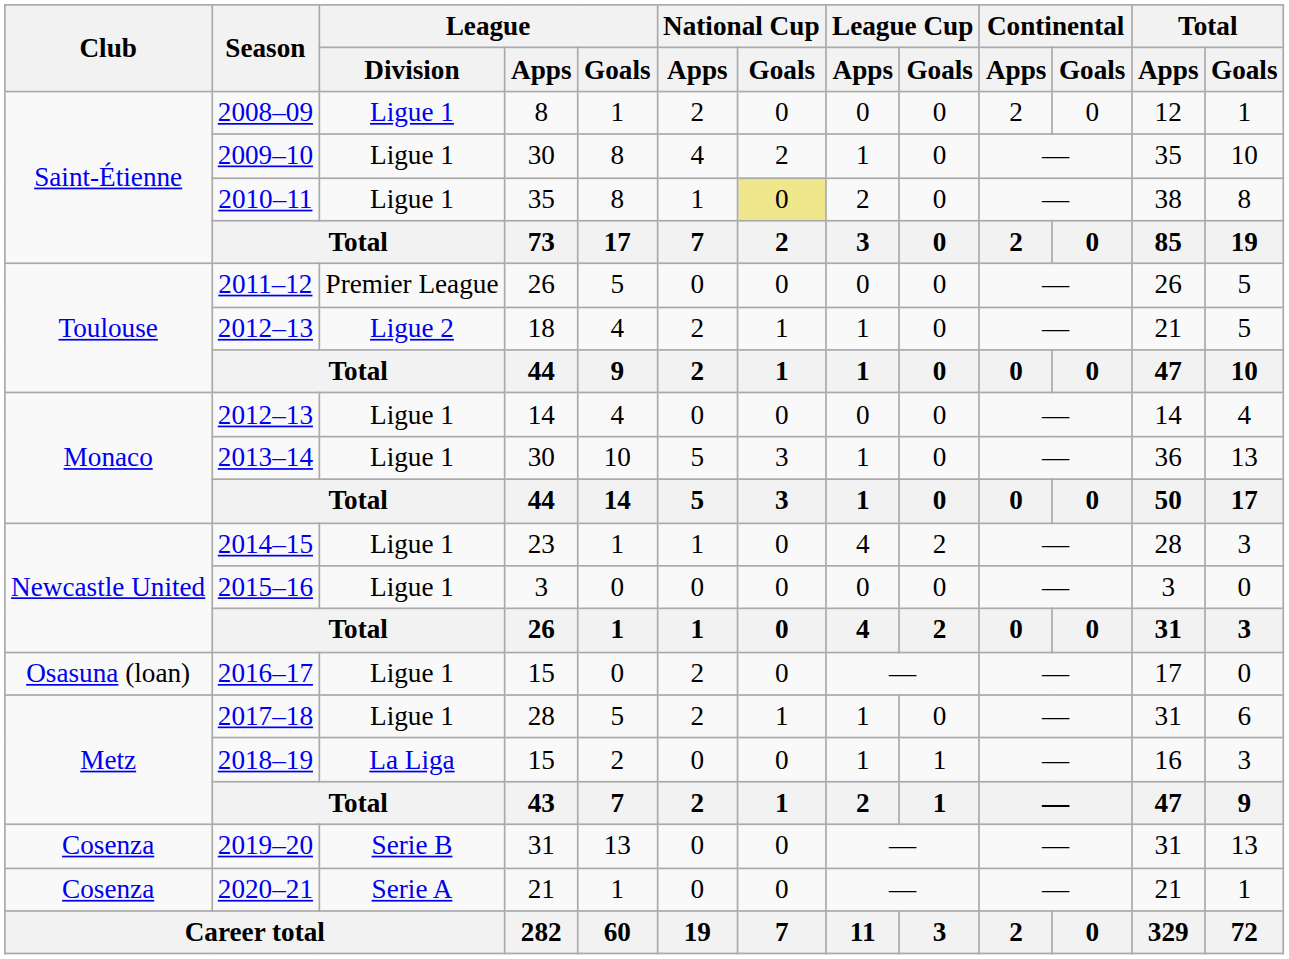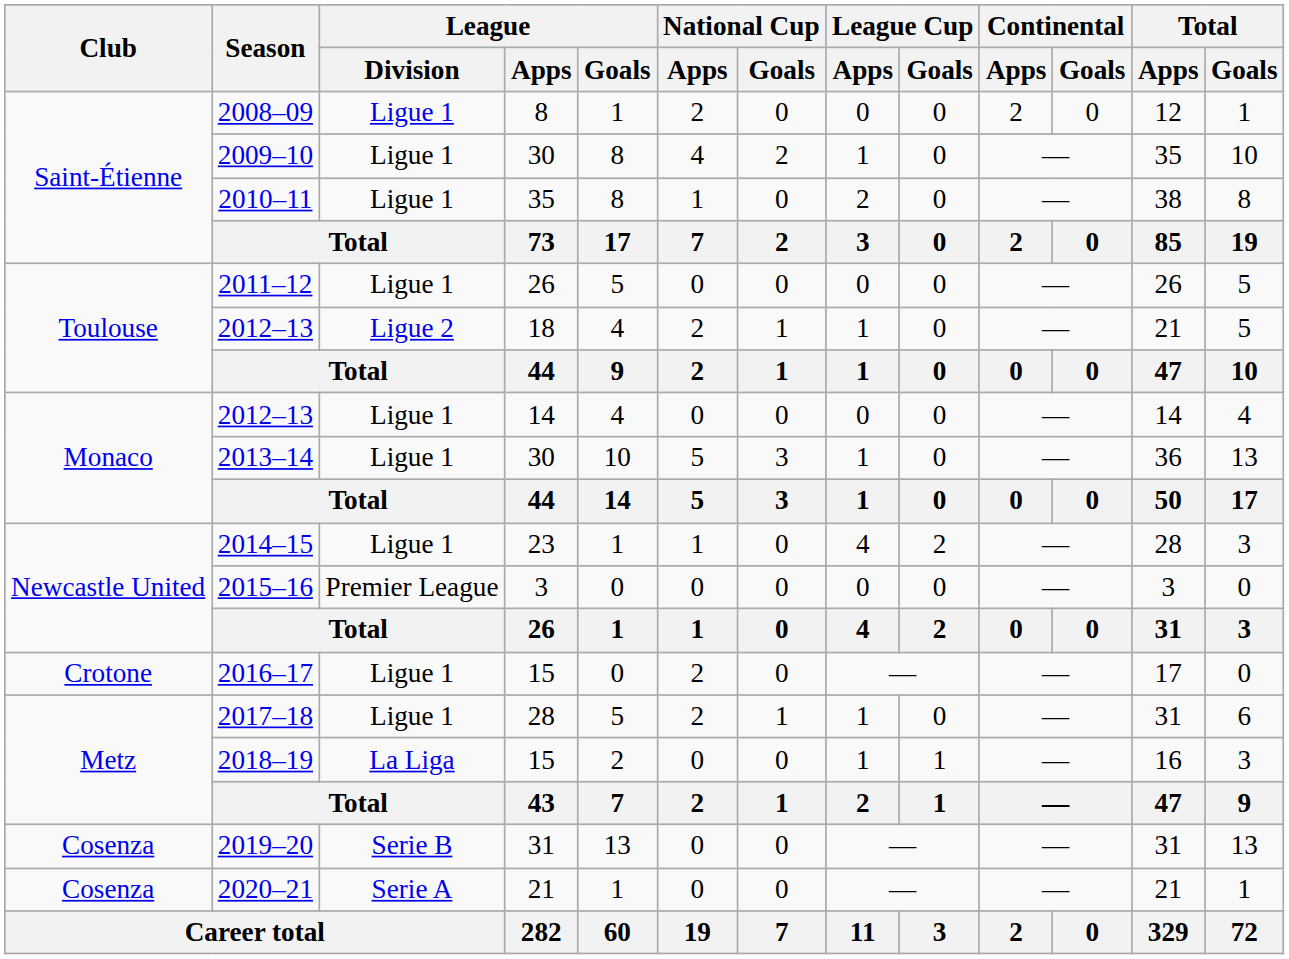(782, 198) khaki background -> (782, 198) no background
(412, 284) Premier League -> (412, 284) Ligue 1
(412, 586) Ligue 1 -> (412, 586) Premier League
(108, 673) Osasuna (loan) -> (108, 673) Crotone
